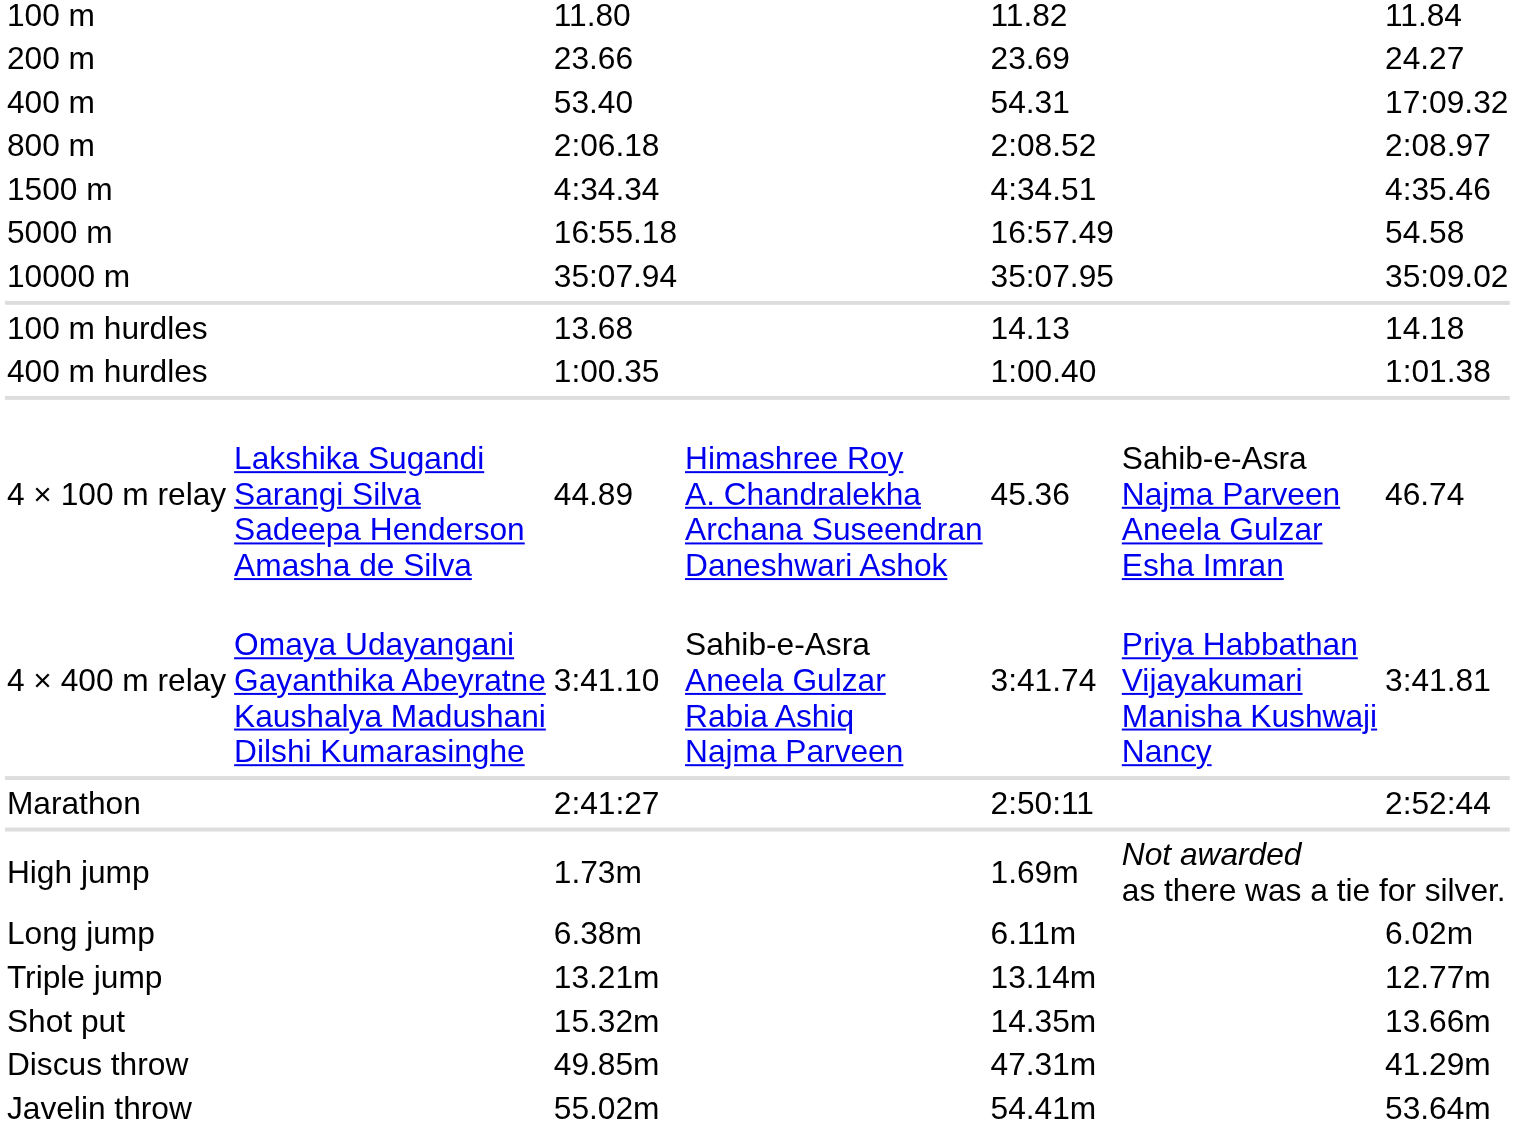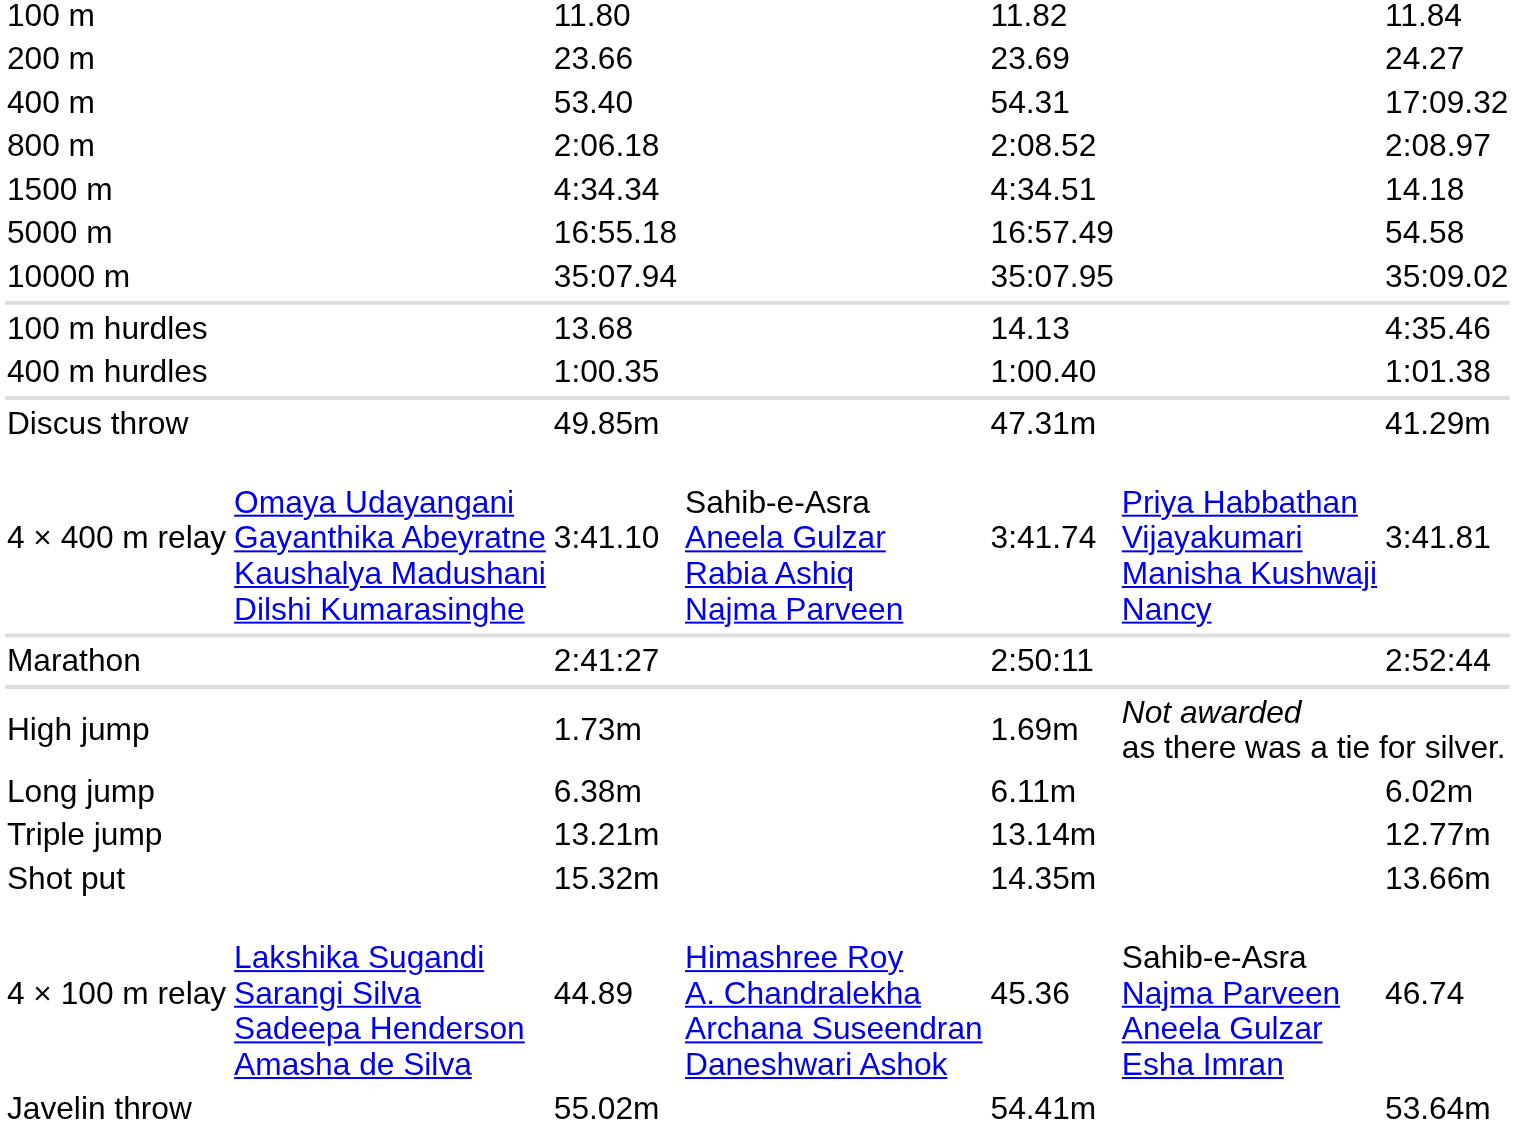(1438, 189) 4:35.46 -> (1425, 189) 14.18
(1425, 328) 14.18 -> (1438, 328) 4:35.46
rows swapped: (117, 494) <-> (98, 1064)
